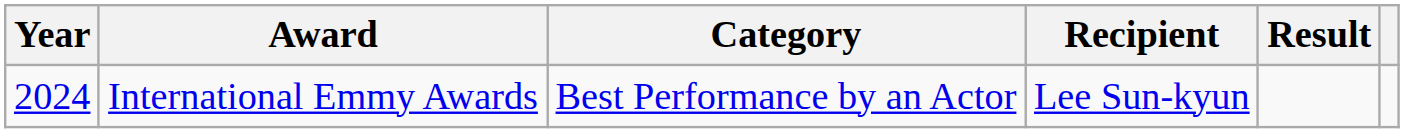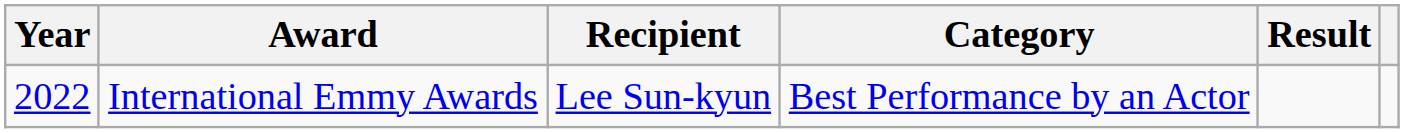columns swapped: (786, 34) <-> (1142, 34)
(52, 95) 2024 -> (52, 95) 2022
